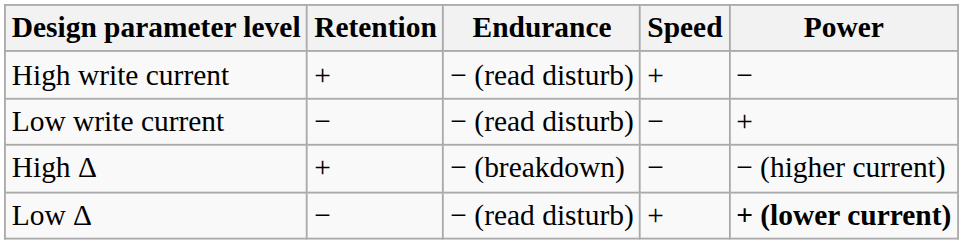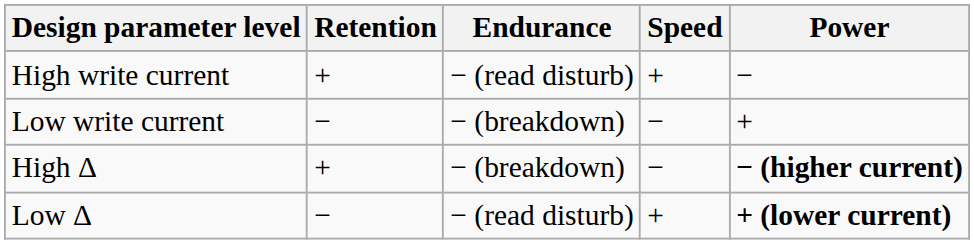(542, 121) − (read disturb) -> (538, 121) − (breakdown)
(841, 167) normal -> (849, 167) bold
